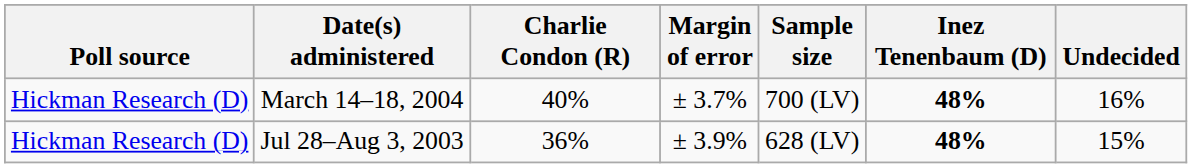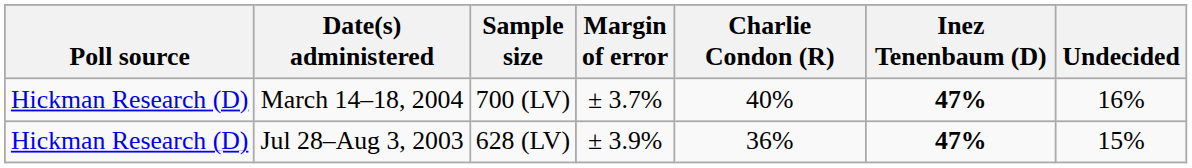columns swapped: (812, 41) <-> (565, 41)
(961, 99) 48% -> (961, 99) 47%
(961, 141) 48% -> (961, 141) 47%
